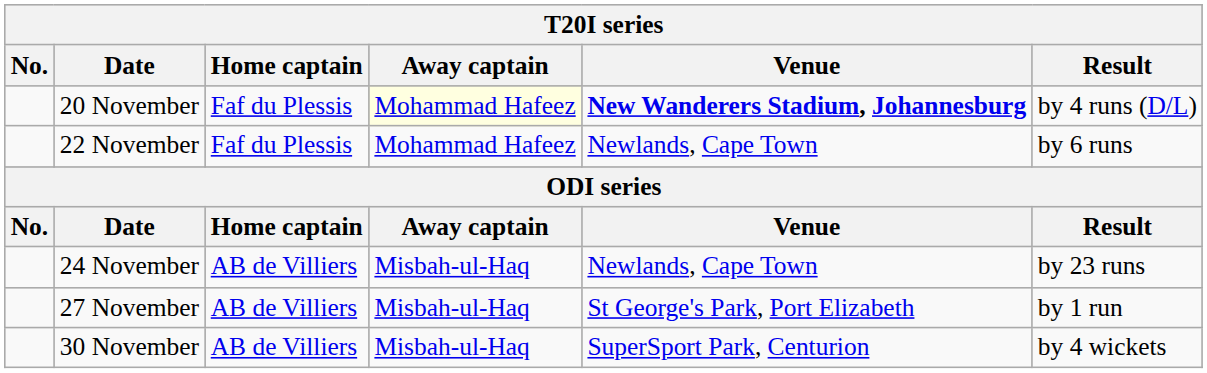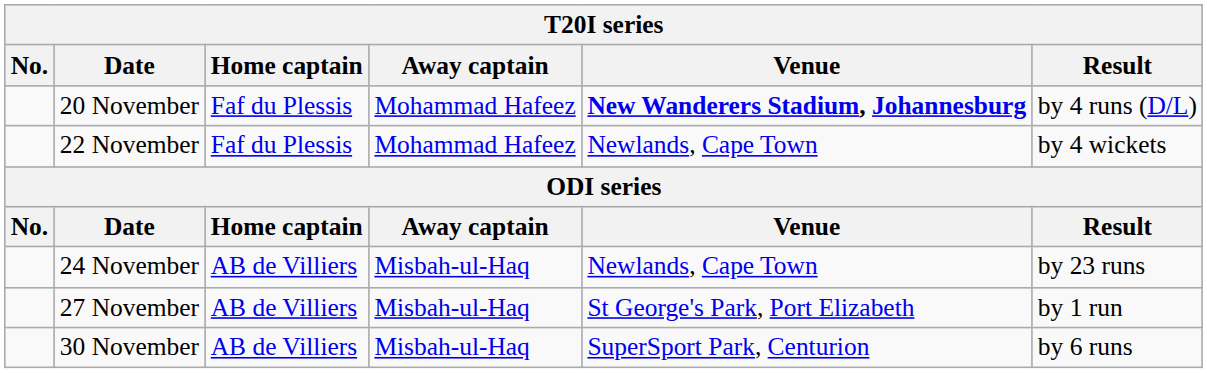(475, 105) lightyellow background -> (475, 105) no background
(1085, 145) by 6 runs -> (1102, 145) by 4 wickets
(1102, 347) by 4 wickets -> (1085, 347) by 6 runs
